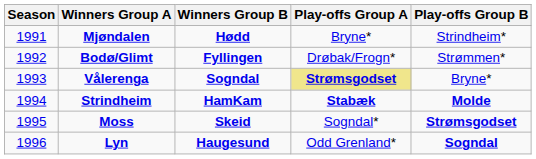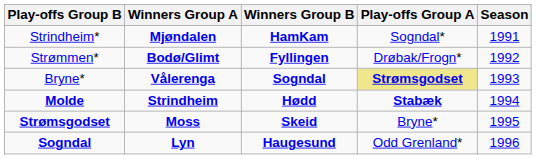columns swapped: (31, 15) <-> (471, 15)
(233, 36) Hødd -> (299, 36) HamKam
(351, 36) Bryne* -> (418, 36) Sogndal*
(233, 100) HamKam -> (299, 100) Hødd
(351, 121) Sogndal* -> (418, 121) Bryne*
